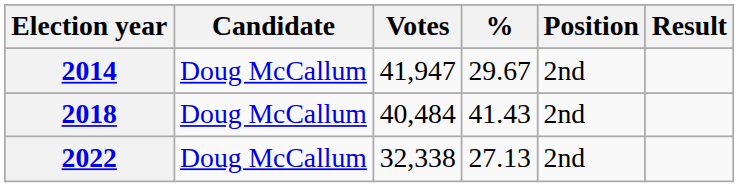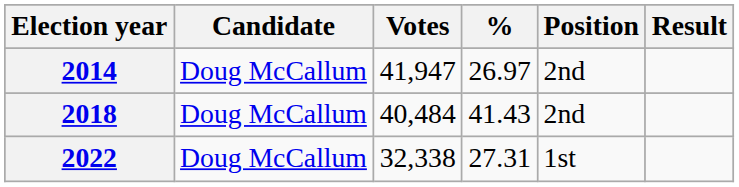(500, 70) 29.67 -> (500, 70) 26.97
(500, 158) 27.13 -> (500, 158) 27.31
(564, 158) 2nd -> (560, 158) 1st
